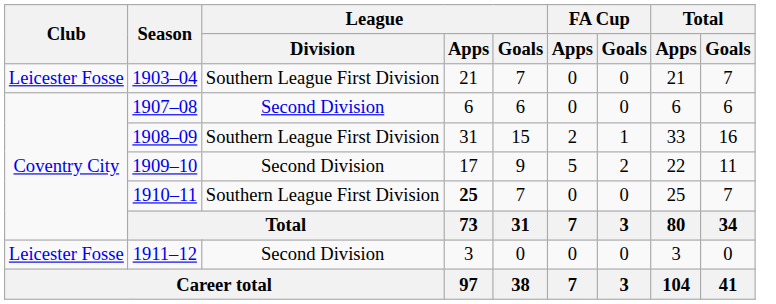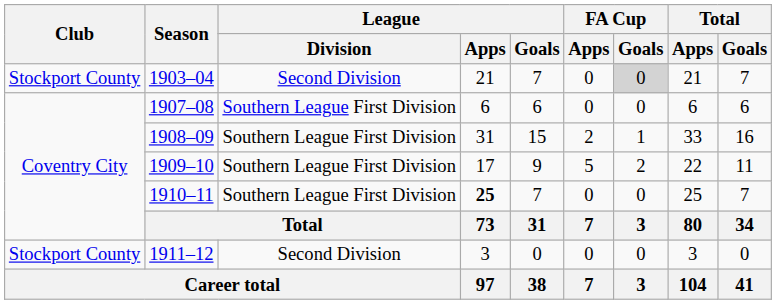(66, 78) Leicester Fosse -> (75, 78) Stockport County
(323, 78) Southern League First Division -> (339, 78) Second Division
(624, 78) no background -> (641, 78) lightgrey background
(323, 107) Second Division -> (339, 107) Southern League First Division
(323, 166) Second Division -> (339, 166) Southern League First Division
(66, 254) Leicester Fosse -> (75, 254) Stockport County
